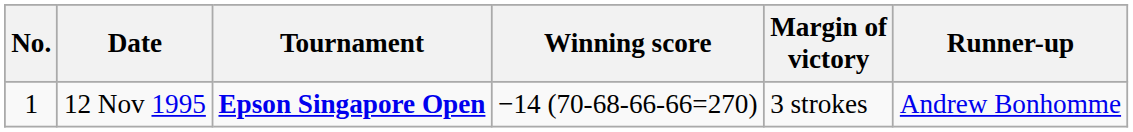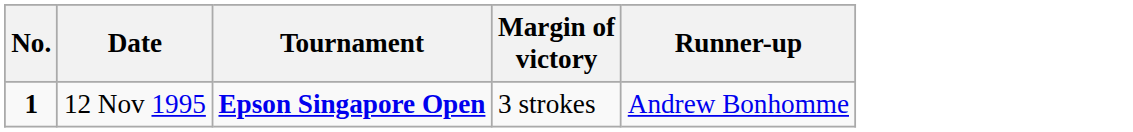- column: (628, 43)
(31, 104) normal -> (31, 104) bold
